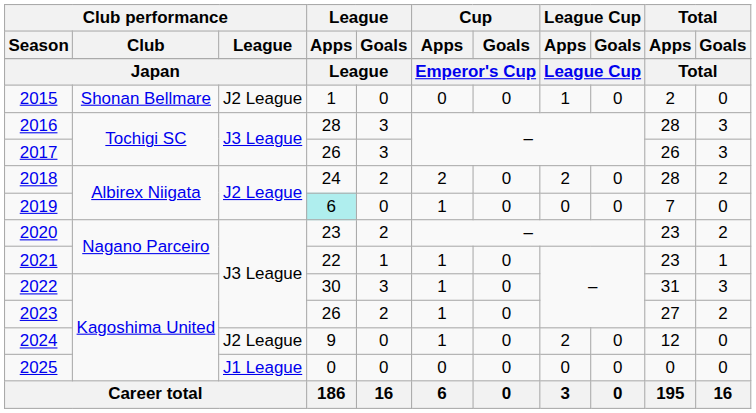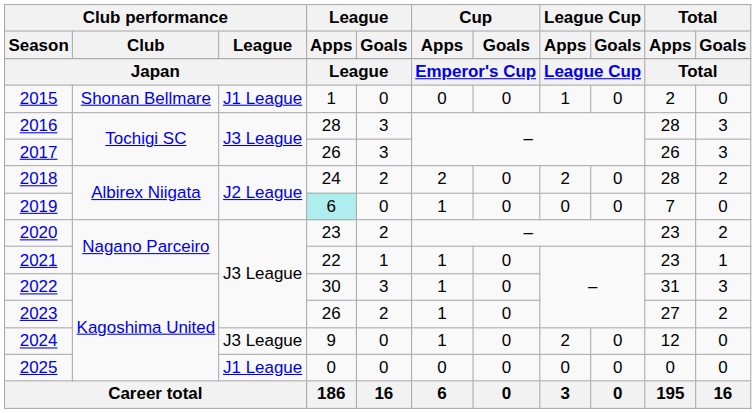(263, 98) J2 League -> (263, 98) J1 League
(263, 340) J2 League -> (263, 340) J3 League
